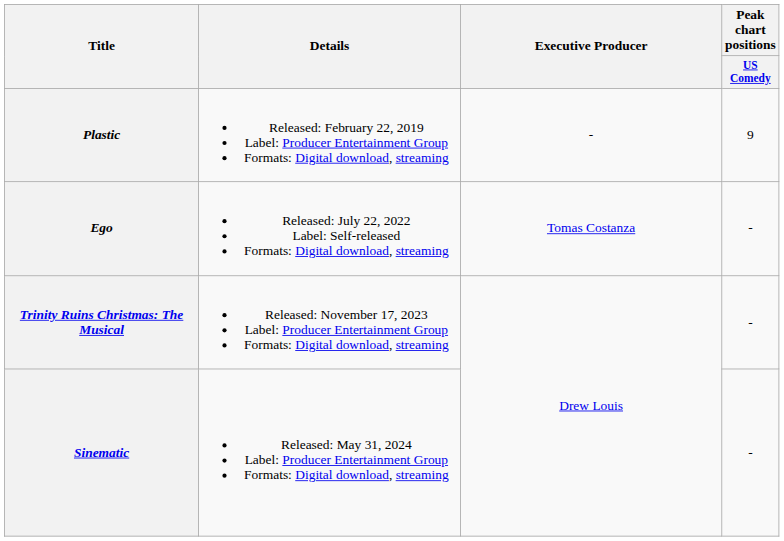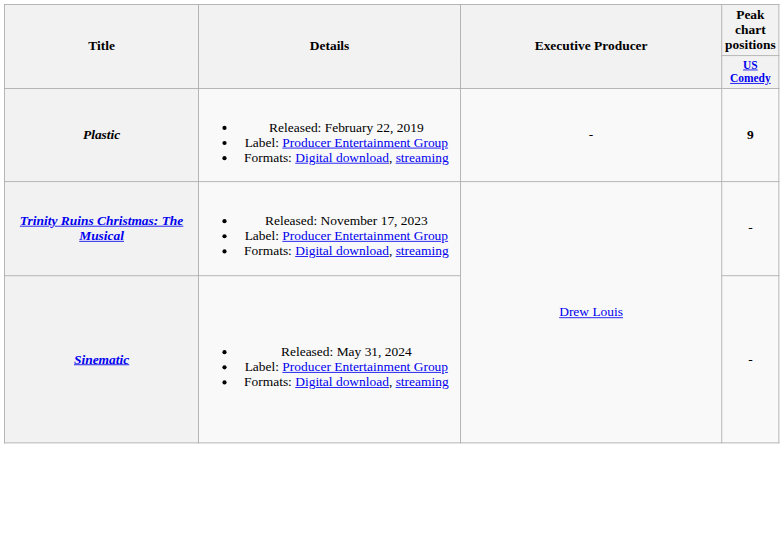(750, 135) normal -> (750, 135) bold
- row: (102, 228)
